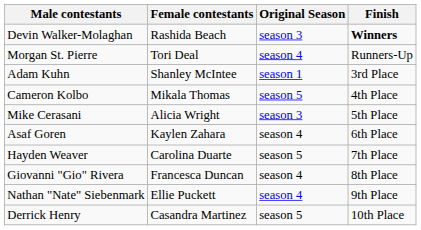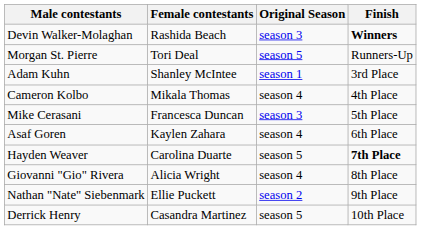(281, 54) season 4 -> (281, 54) season 5
(281, 94) season 5 -> (281, 94) season 4
(185, 114) Alicia Wright -> (197, 114) Francesca Duncan
(374, 154) normal -> (376, 154) bold
(197, 174) Francesca Duncan -> (185, 174) Alicia Wright
(281, 194) season 4 -> (281, 194) season 2
